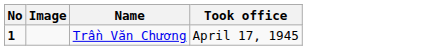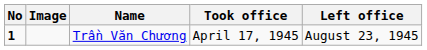+ column: (362, 15)
